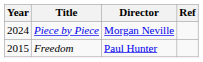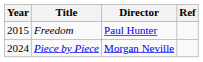rows swapped: (54, 48) <-> (67, 30)
